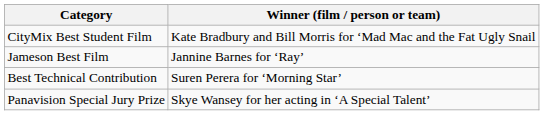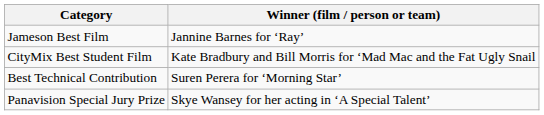rows swapped: (58, 57) <-> (80, 36)
